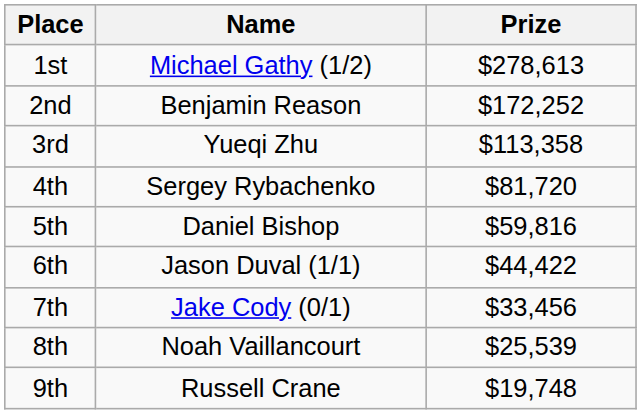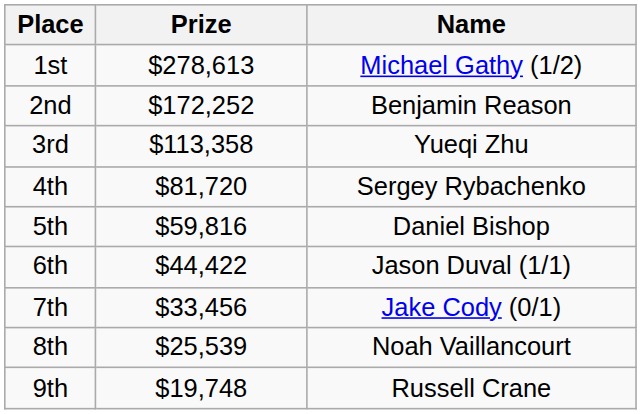columns swapped: (261, 24) <-> (531, 24)
